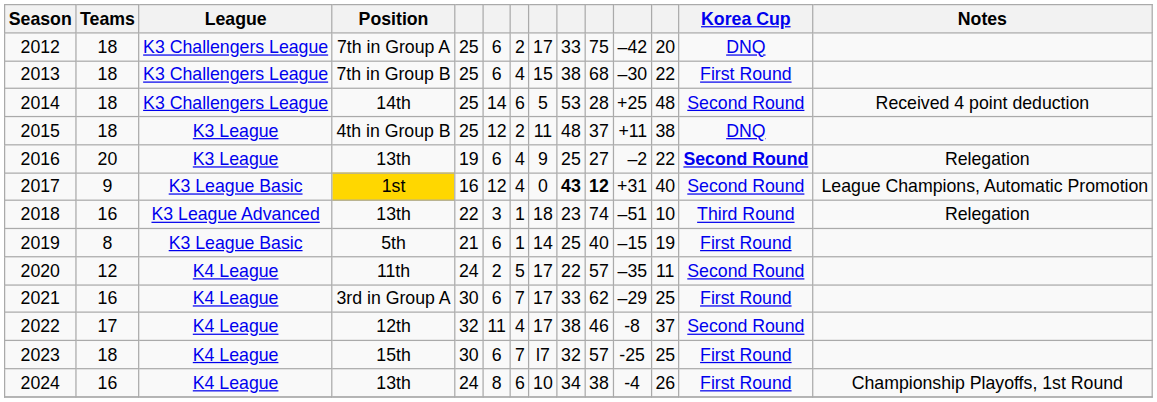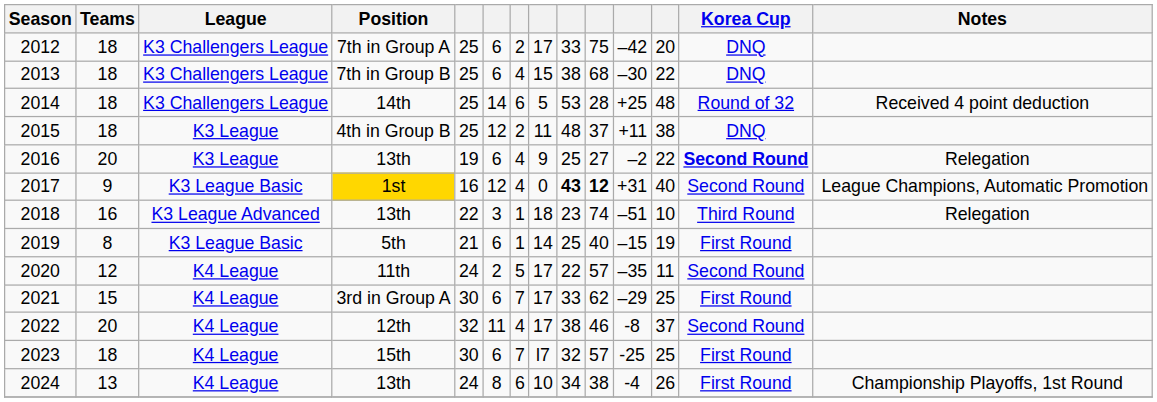(746, 75) First Round -> (746, 75) DNQ
(746, 103) Second Round -> (746, 103) Round of 32
(107, 299) 16 -> (107, 299) 15
(107, 327) 17 -> (107, 327) 20
(107, 383) 16 -> (107, 383) 13
